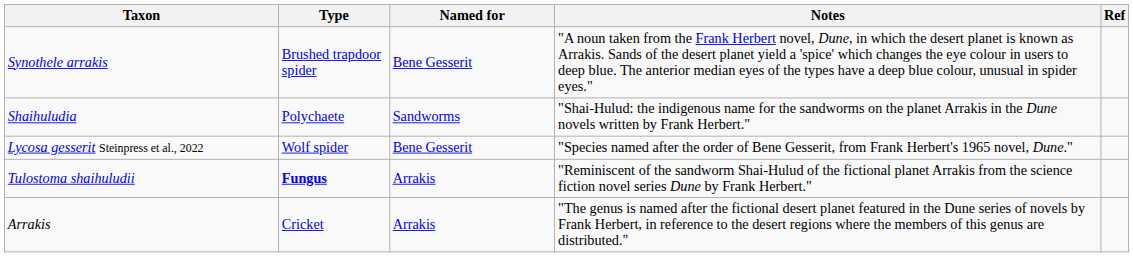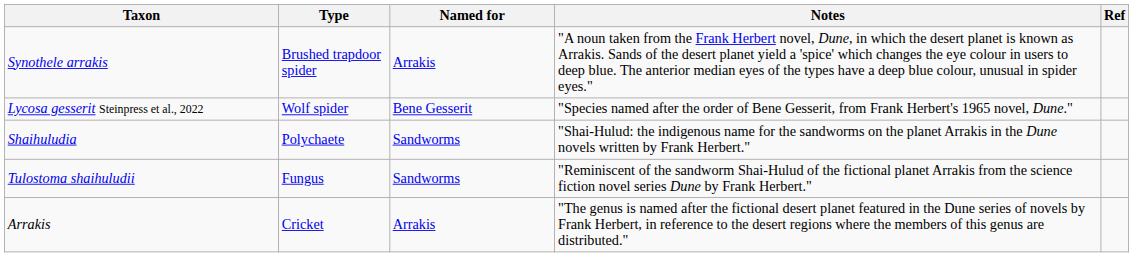(432, 62) Bene Gesserit -> (414, 62) Arrakis
rows swapped: (106, 147) <-> (42, 117)
(304, 178) bold -> (303, 178) normal
(414, 178) Arrakis -> (426, 178) Sandworms
